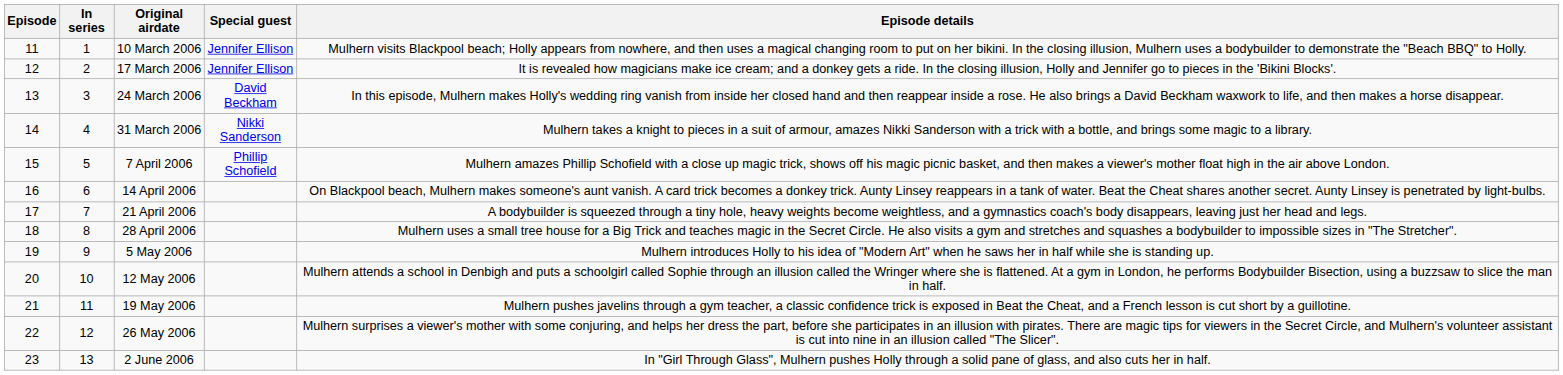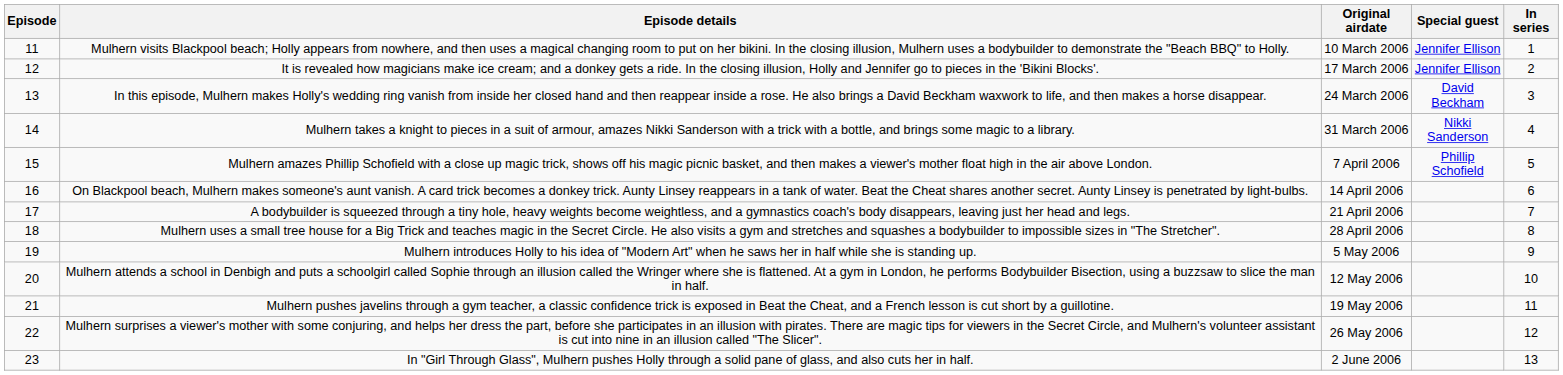columns swapped: (87, 21) <-> (927, 21)
